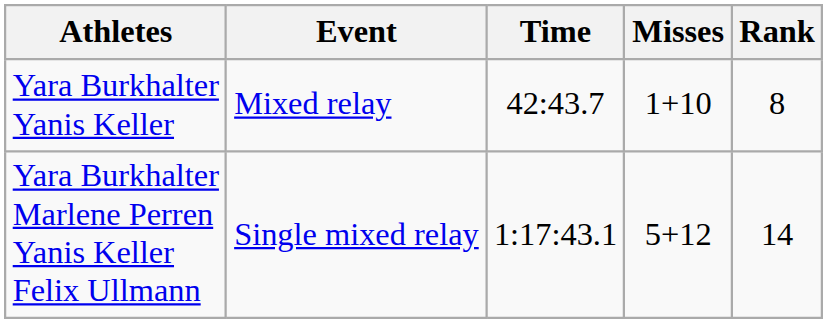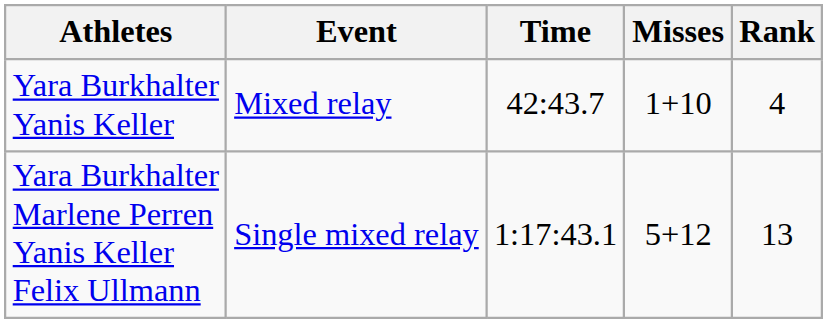(777, 104) 8 -> (777, 104) 4
(777, 234) 14 -> (777, 234) 13
